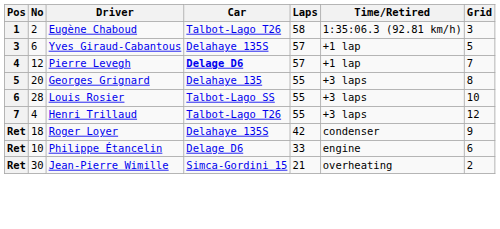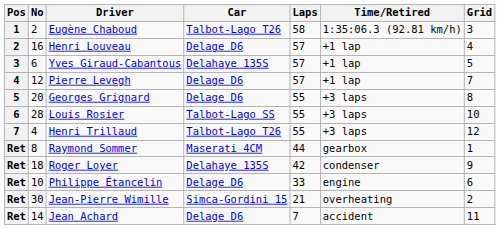+ row: (90, 47)
(215, 64) bold -> (215, 81) normal
(224, 81) Delahaye 135 -> (215, 98) Delage D6
+ row: (93, 149)
+ row: (83, 217)
